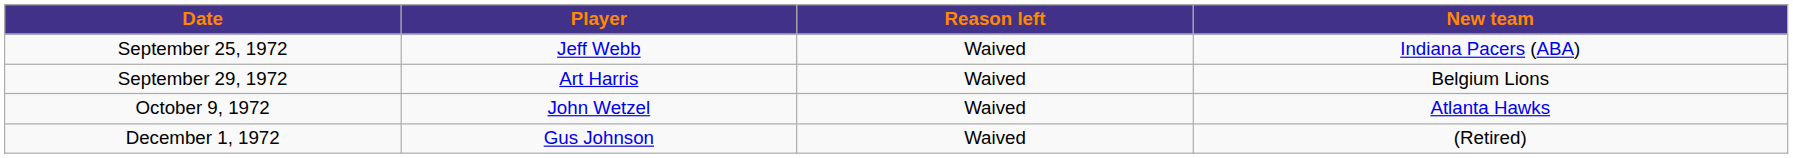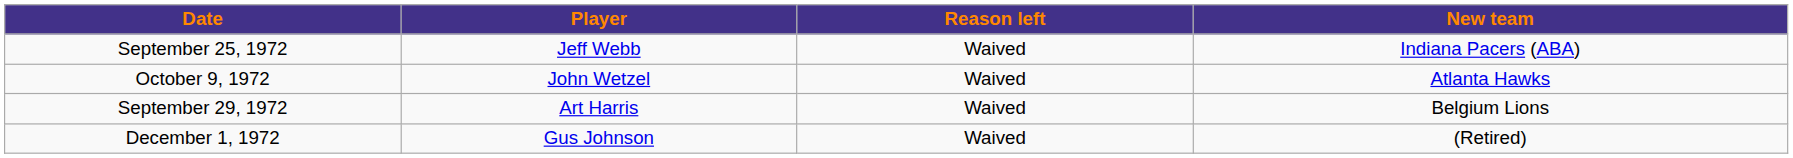rows swapped: (203, 78) <-> (203, 108)
